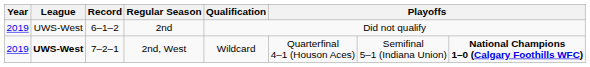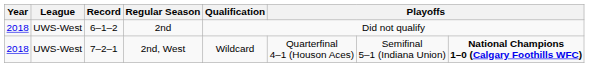(18, 28) 2019 -> (18, 28) 2018
(18, 49) 2019 -> (18, 49) 2018
(58, 49) bold -> (58, 49) normal
